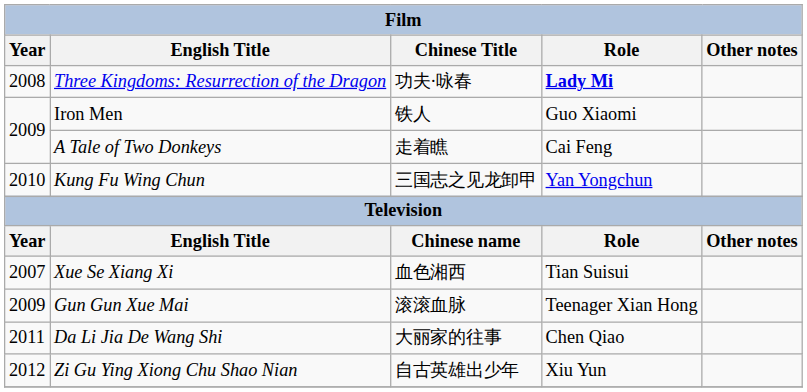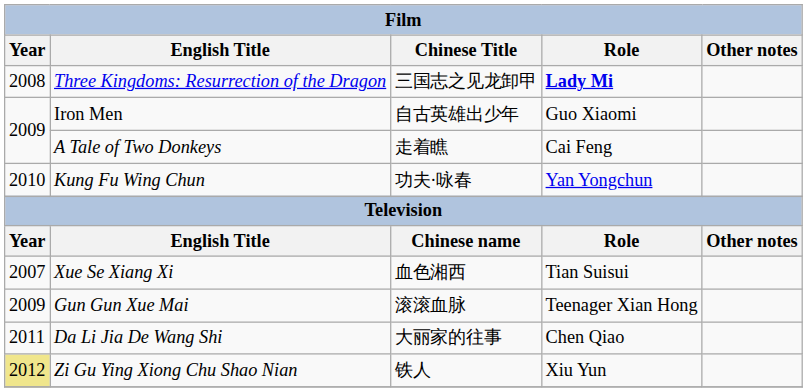(433, 81) 功夫·咏春 -> (466, 81) 三国志之见龙卸甲
(413, 114) 铁人 -> (457, 114) 自古英雄出少年
(466, 179) 三国志之见龙卸甲 -> (433, 179) 功夫·咏春
(27, 370) no background -> (27, 370) khaki background
(457, 370) 自古英雄出少年 -> (413, 370) 铁人
